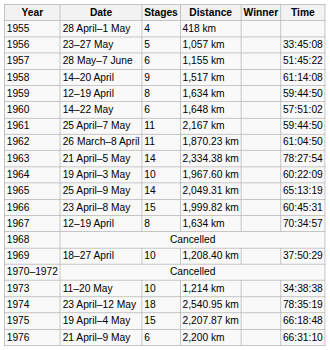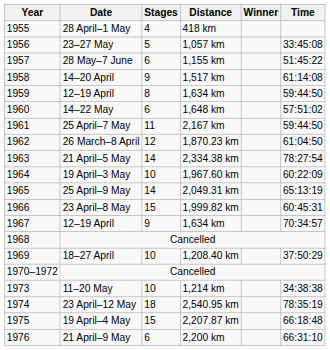(150, 142) 11 -> (150, 142) 12
(147, 223) 8 -> (147, 223) 9
